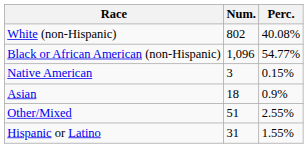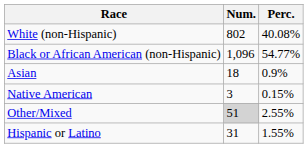rows swapped: (50, 73) <-> (22, 93)
(233, 113) no background -> (233, 113) lightgrey background
